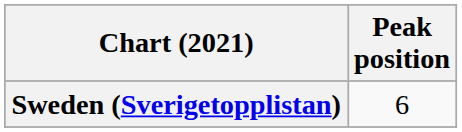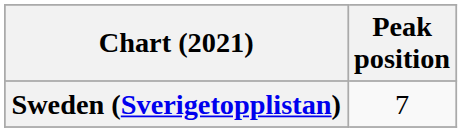(402, 103) 6 -> (402, 103) 7
